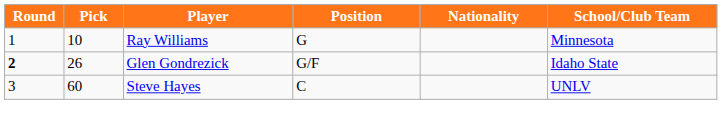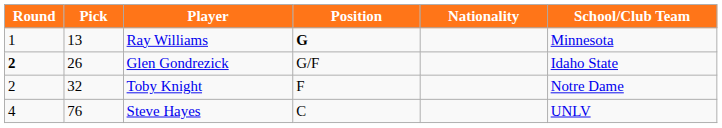(75, 39) 10 -> (75, 39) 13
(302, 39) normal -> (302, 39) bold
+ row: (164, 87)
(12, 87) 3 -> (12, 110) 4
(75, 87) 60 -> (75, 110) 76
